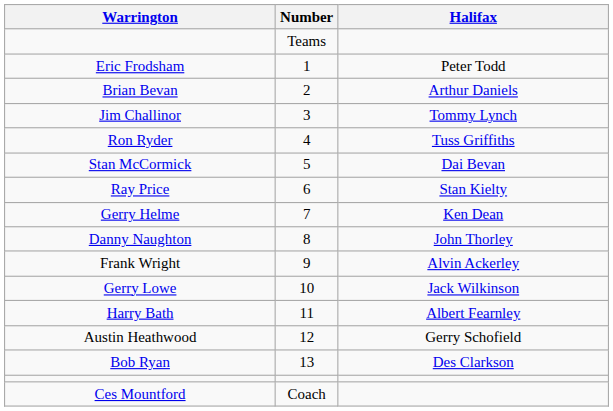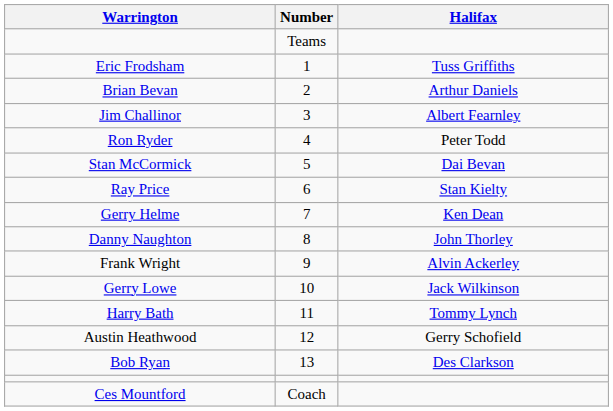(473, 65) Peter Todd -> (473, 65) Tuss Griffiths
(473, 115) Tommy Lynch -> (473, 115) Albert Fearnley
(473, 139) Tuss Griffiths -> (473, 139) Peter Todd
(473, 312) Albert Fearnley -> (473, 312) Tommy Lynch
